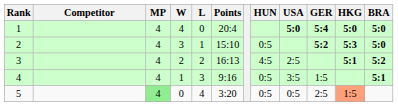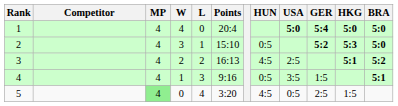(265, 93) 0:5 -> (265, 93) 4:5
(350, 93) lightsalmon background -> (350, 93) no background
